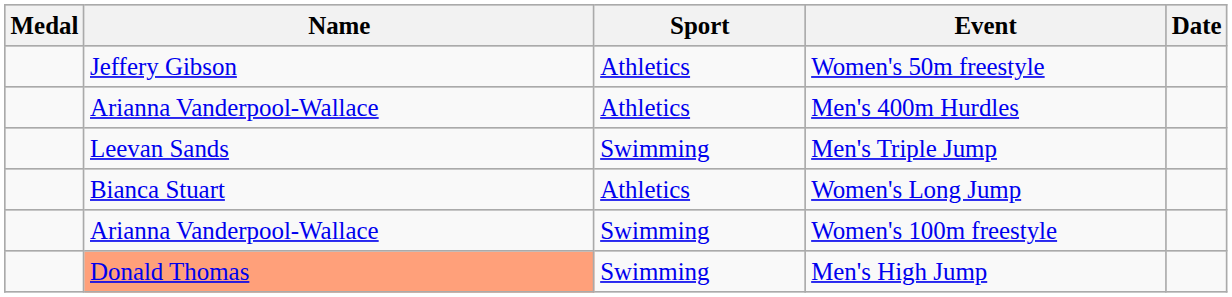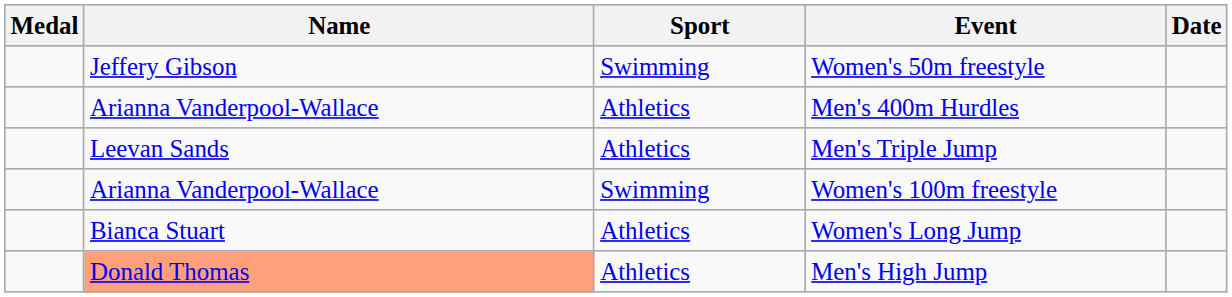(645, 66) Athletics -> (655, 66) Swimming
(655, 148) Swimming -> (645, 148) Athletics
rows swapped: (916, 189) <-> (934, 230)
(655, 271) Swimming -> (645, 271) Athletics
